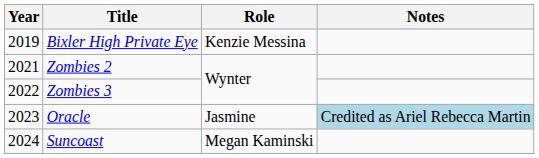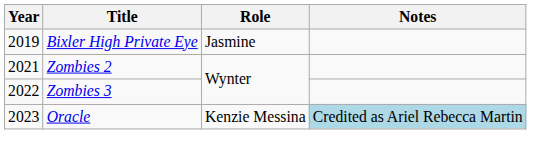(255, 41) Kenzie Messina -> (230, 41) Jasmine
(230, 116) Jasmine -> (255, 116) Kenzie Messina
- row: (75, 141)
